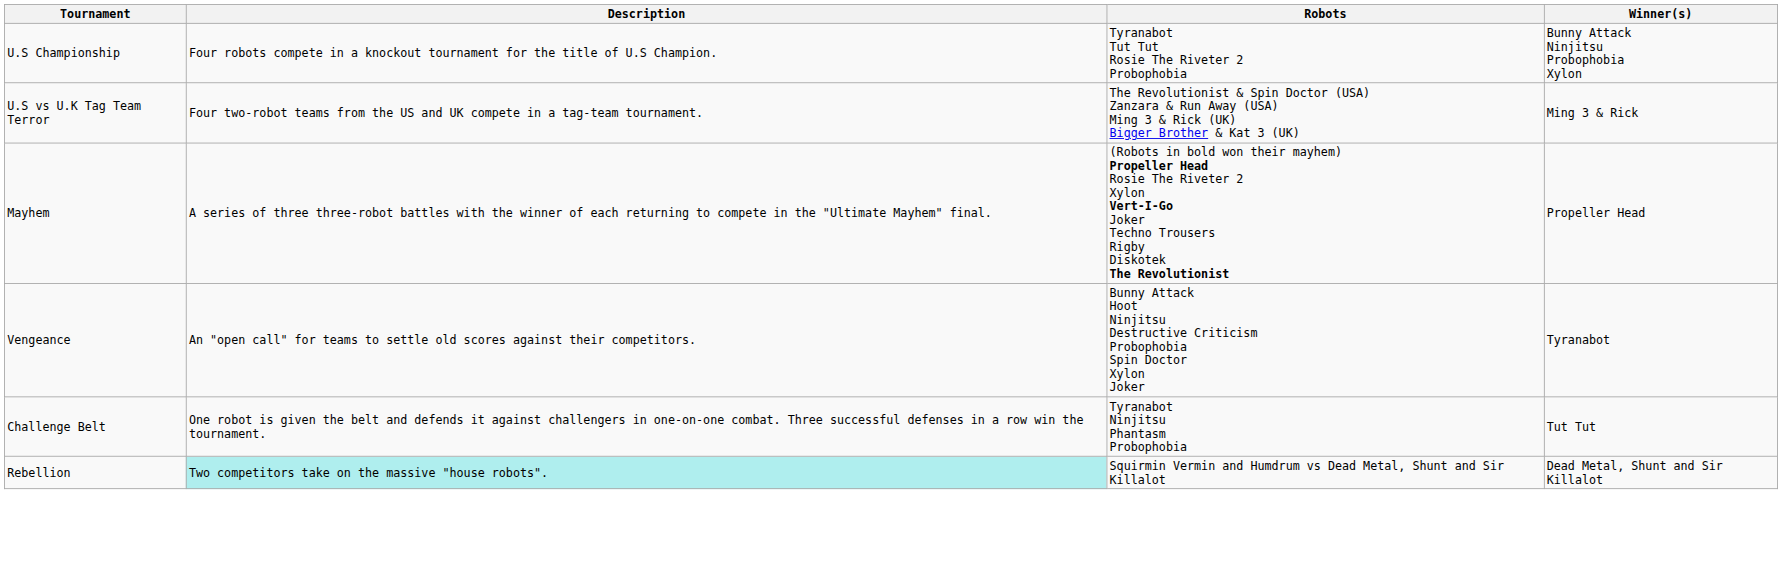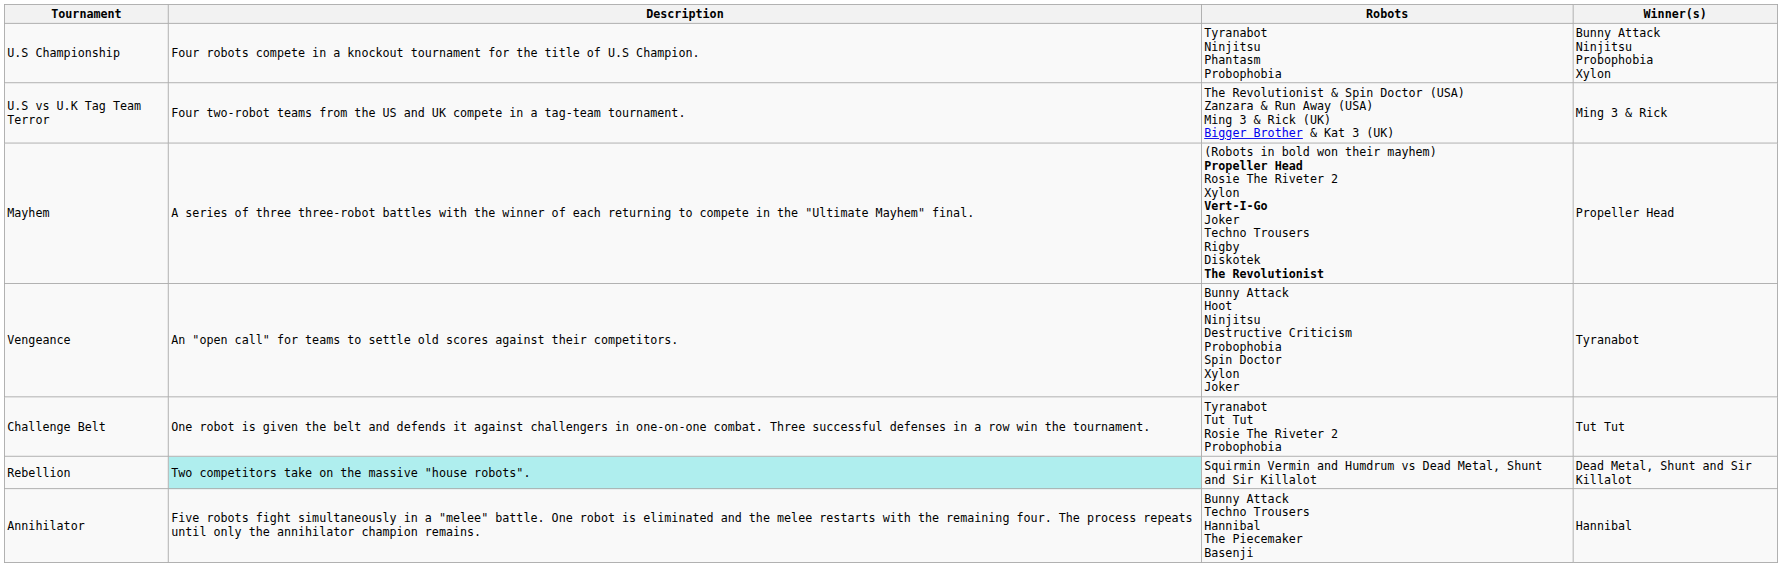(1176, 53) Tyranabot Tut Tut Rosie The Riveter 2 Probophobia -> (1243, 53) Tyranabot Ninjitsu Phantasm Probophobia
(1148, 427) Tyranabot Ninjitsu Phantasm Probophobia -> (1271, 427) Tyranabot Tut Tut Rosie The Riveter 2 Probophobia
+ row: (46, 525)
